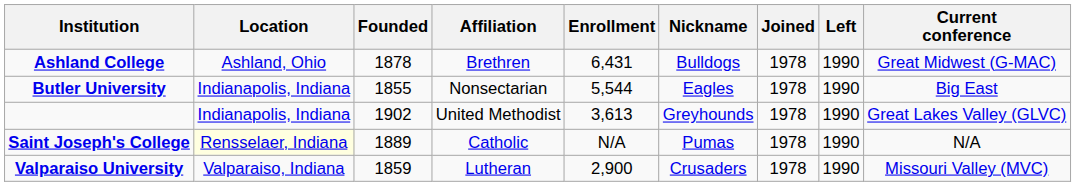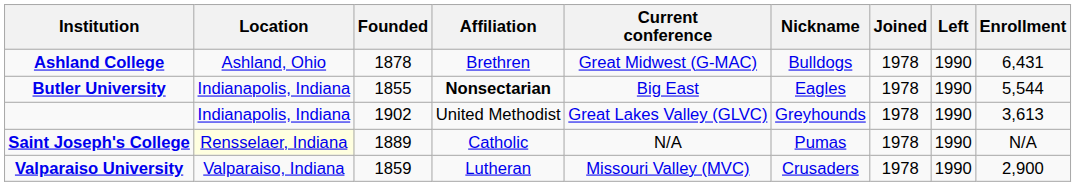columns swapped: (612, 27) <-> (967, 27)
(498, 89) normal -> (498, 89) bold
